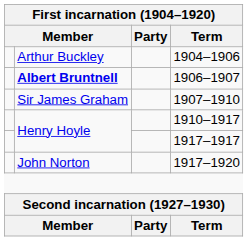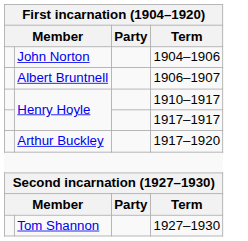(60, 57) Arthur Buckley -> (53, 57) John Norton
(67, 78) bold -> (63, 78) normal
- row: (207, 99)
(53, 162) John Norton -> (60, 141) Arthur Buckley
+ row: (187, 225)
